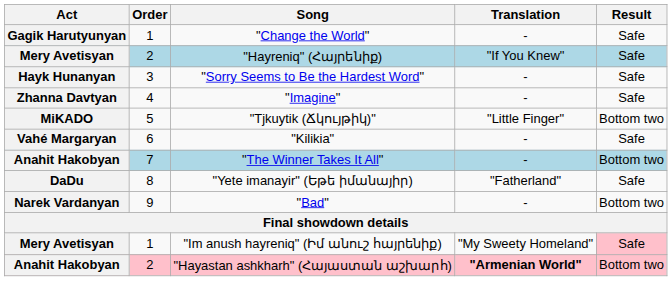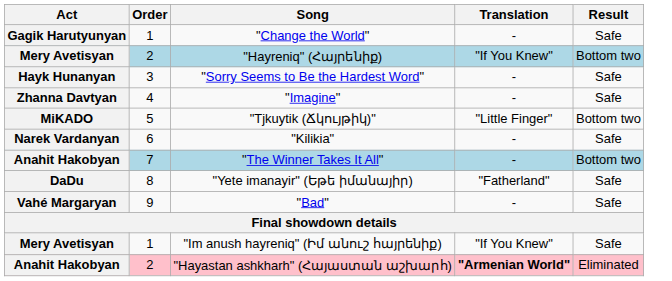(632, 56) Safe -> (608, 56) Bottom two
(67, 139) Vahé Margaryan -> (67, 139) Narek Vardanyan
(67, 202) Narek Vardanyan -> (67, 202) Vahé Margaryan
(632, 202) Bottom two -> (608, 202) Safe
(526, 243) "My Sweety Homeland" -> (514, 243) "If You Knew"
(632, 243) pink background -> (608, 243) no background
(632, 265) Bottom two -> (608, 265) Eliminated
